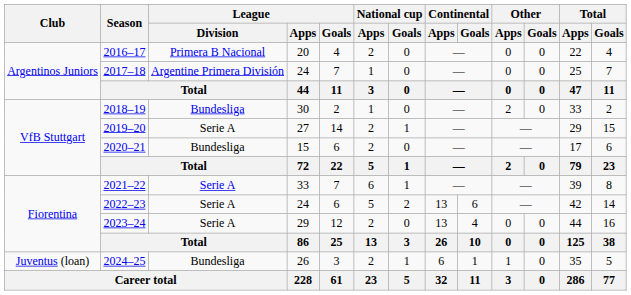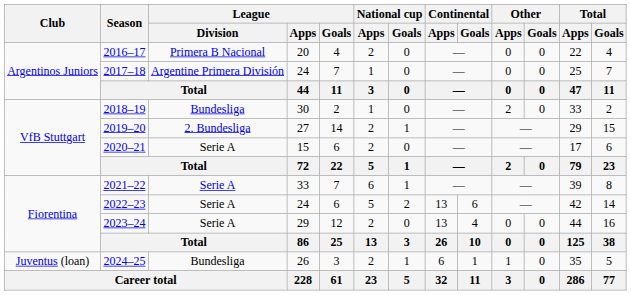(218, 128) Serie A -> (218, 128) 2. Bundesliga
(218, 147) Bundesliga -> (218, 147) Serie A
